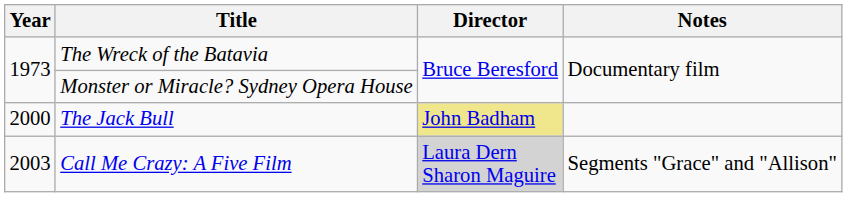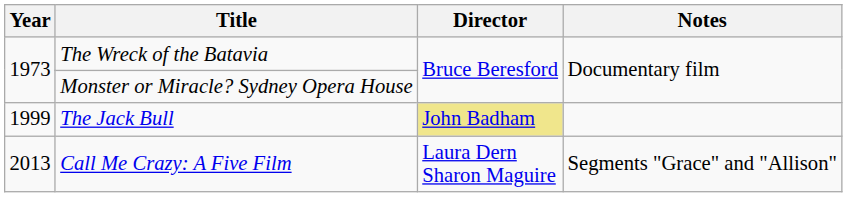(30, 119) 2000 -> (30, 119) 1999
(30, 163) 2003 -> (30, 163) 2013
(489, 163) lightgrey background -> (489, 163) no background
